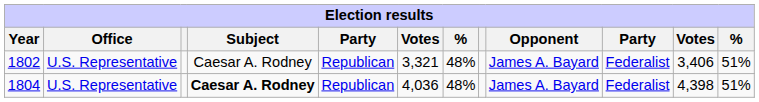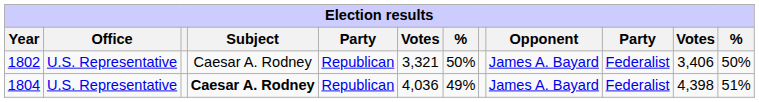(461, 62) 48% -> (461, 62) 50%
(736, 62) 51% -> (736, 62) 50%
(461, 85) 48% -> (461, 85) 49%
